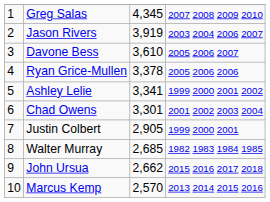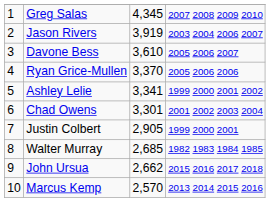(148, 71) 3,378 -> (148, 71) 3,370
